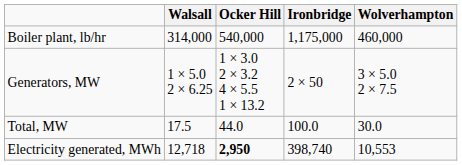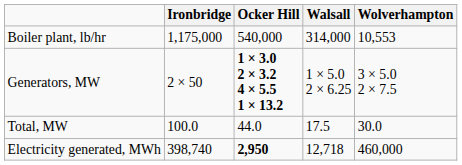columns swapped: (319, 15) <-> (190, 15)
(380, 37) 460,000 -> (377, 37) 10,553
(242, 82) normal -> (260, 82) bold
(377, 149) 10,553 -> (380, 149) 460,000
